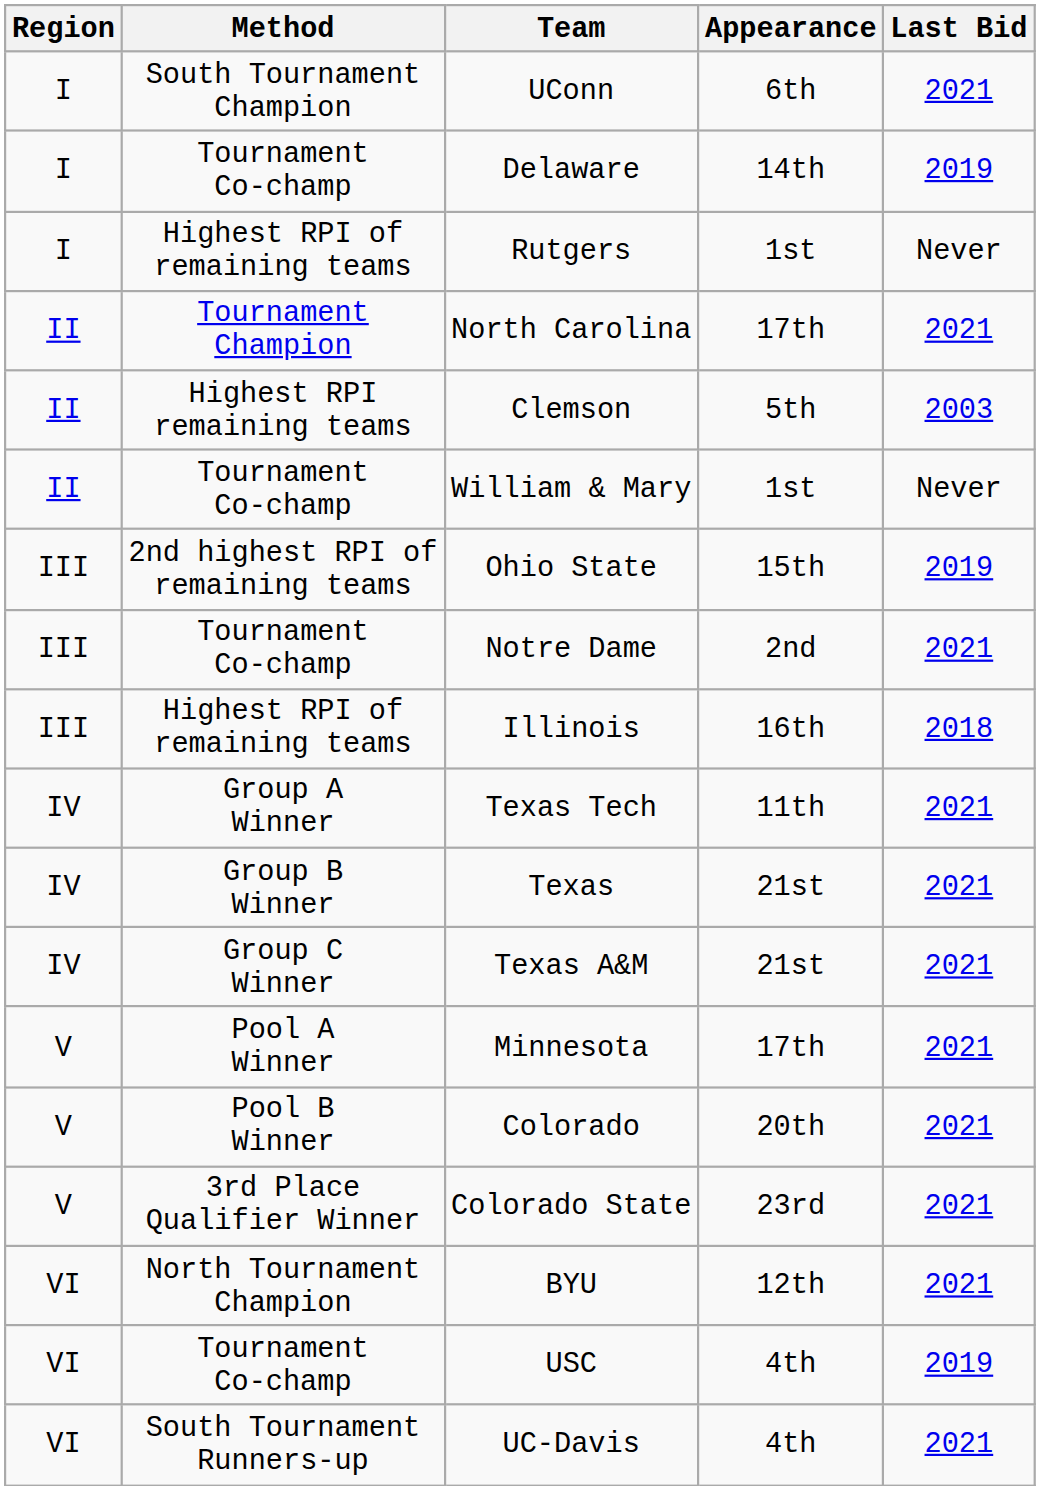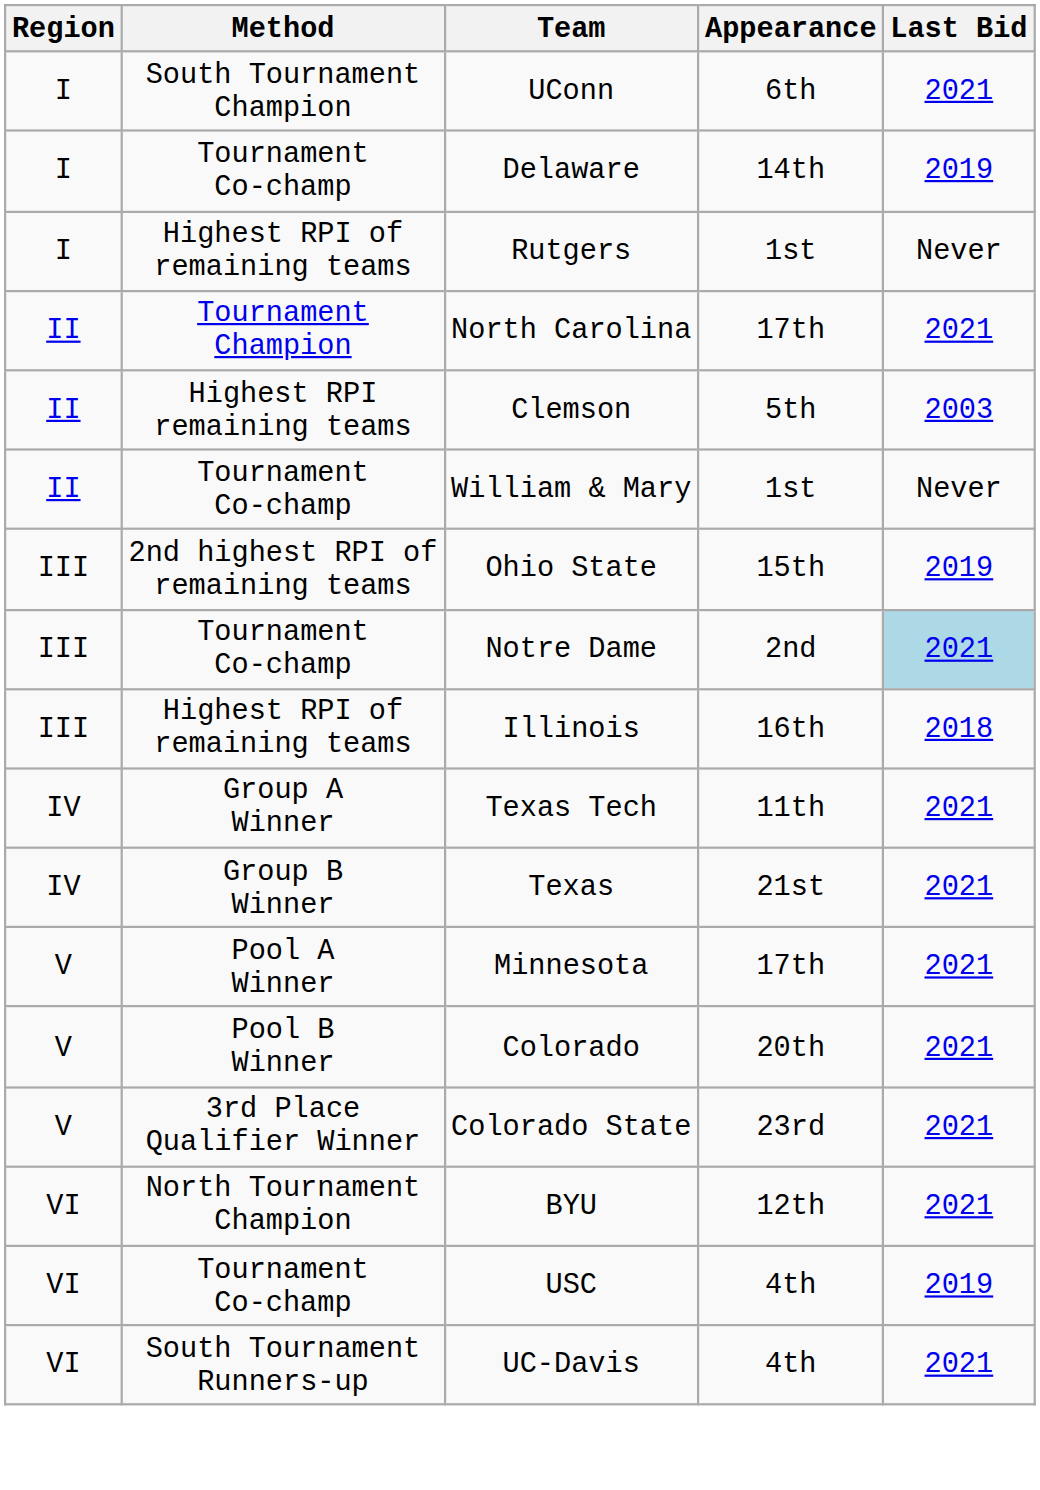(959, 649) no background -> (959, 649) lightblue background
- row: (571, 967)
